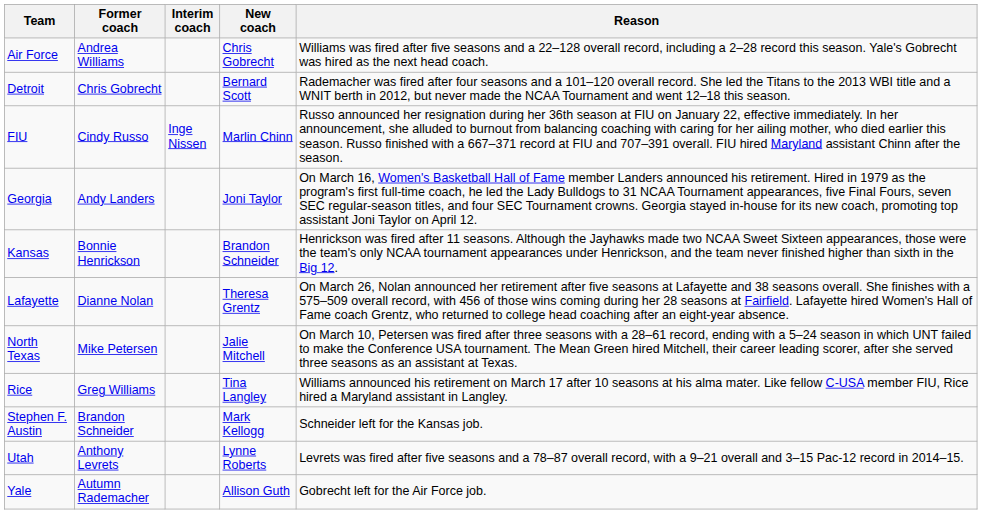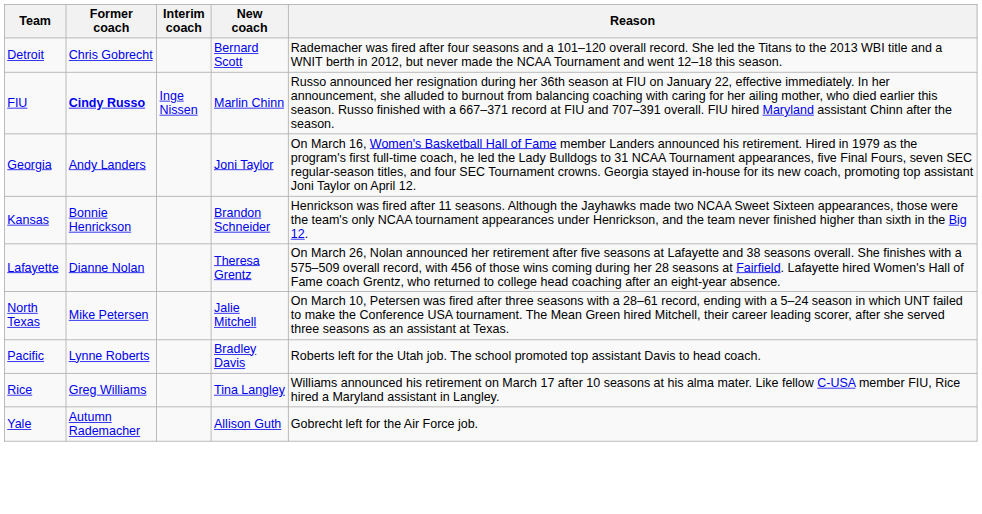- row: (33, 55)
(113, 136) normal -> (107, 103) bold
+ row: (26, 356)
- row: (37, 424)
- row: (20, 458)
